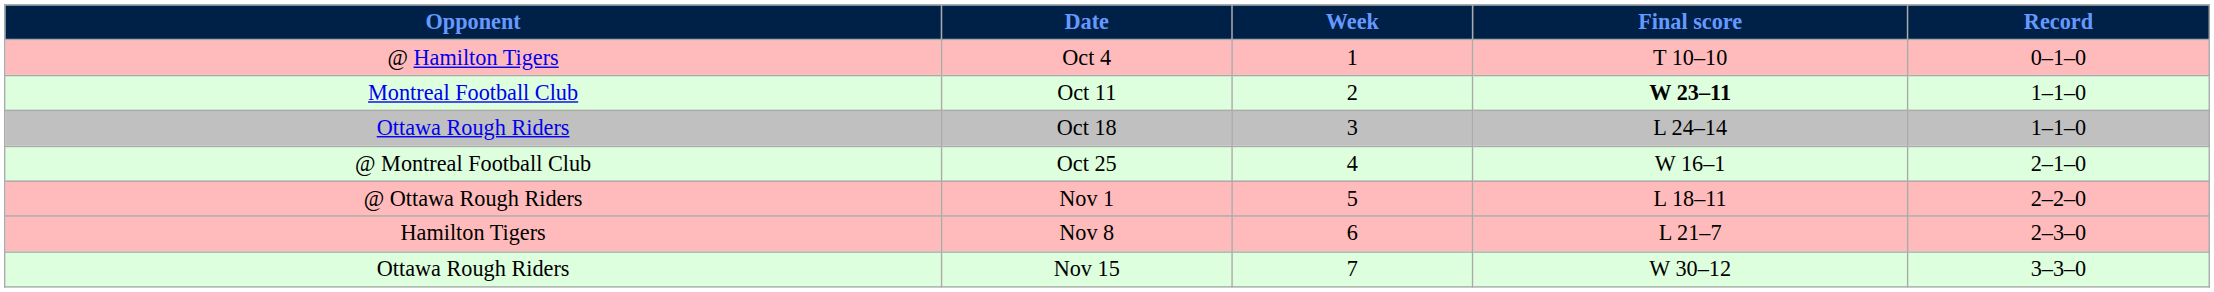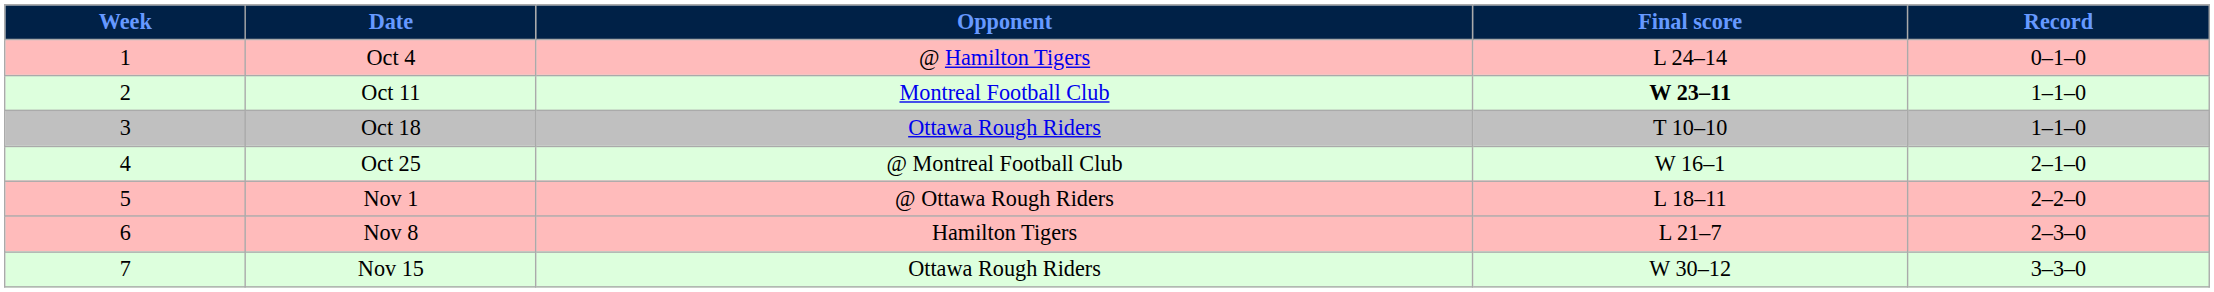columns swapped: (1352, 22) <-> (473, 22)
(1690, 57) T 10–10 -> (1690, 57) L 24–14
(1690, 127) L 24–14 -> (1690, 127) T 10–10
